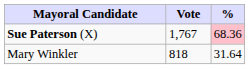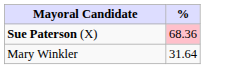- column: (189, 14)
